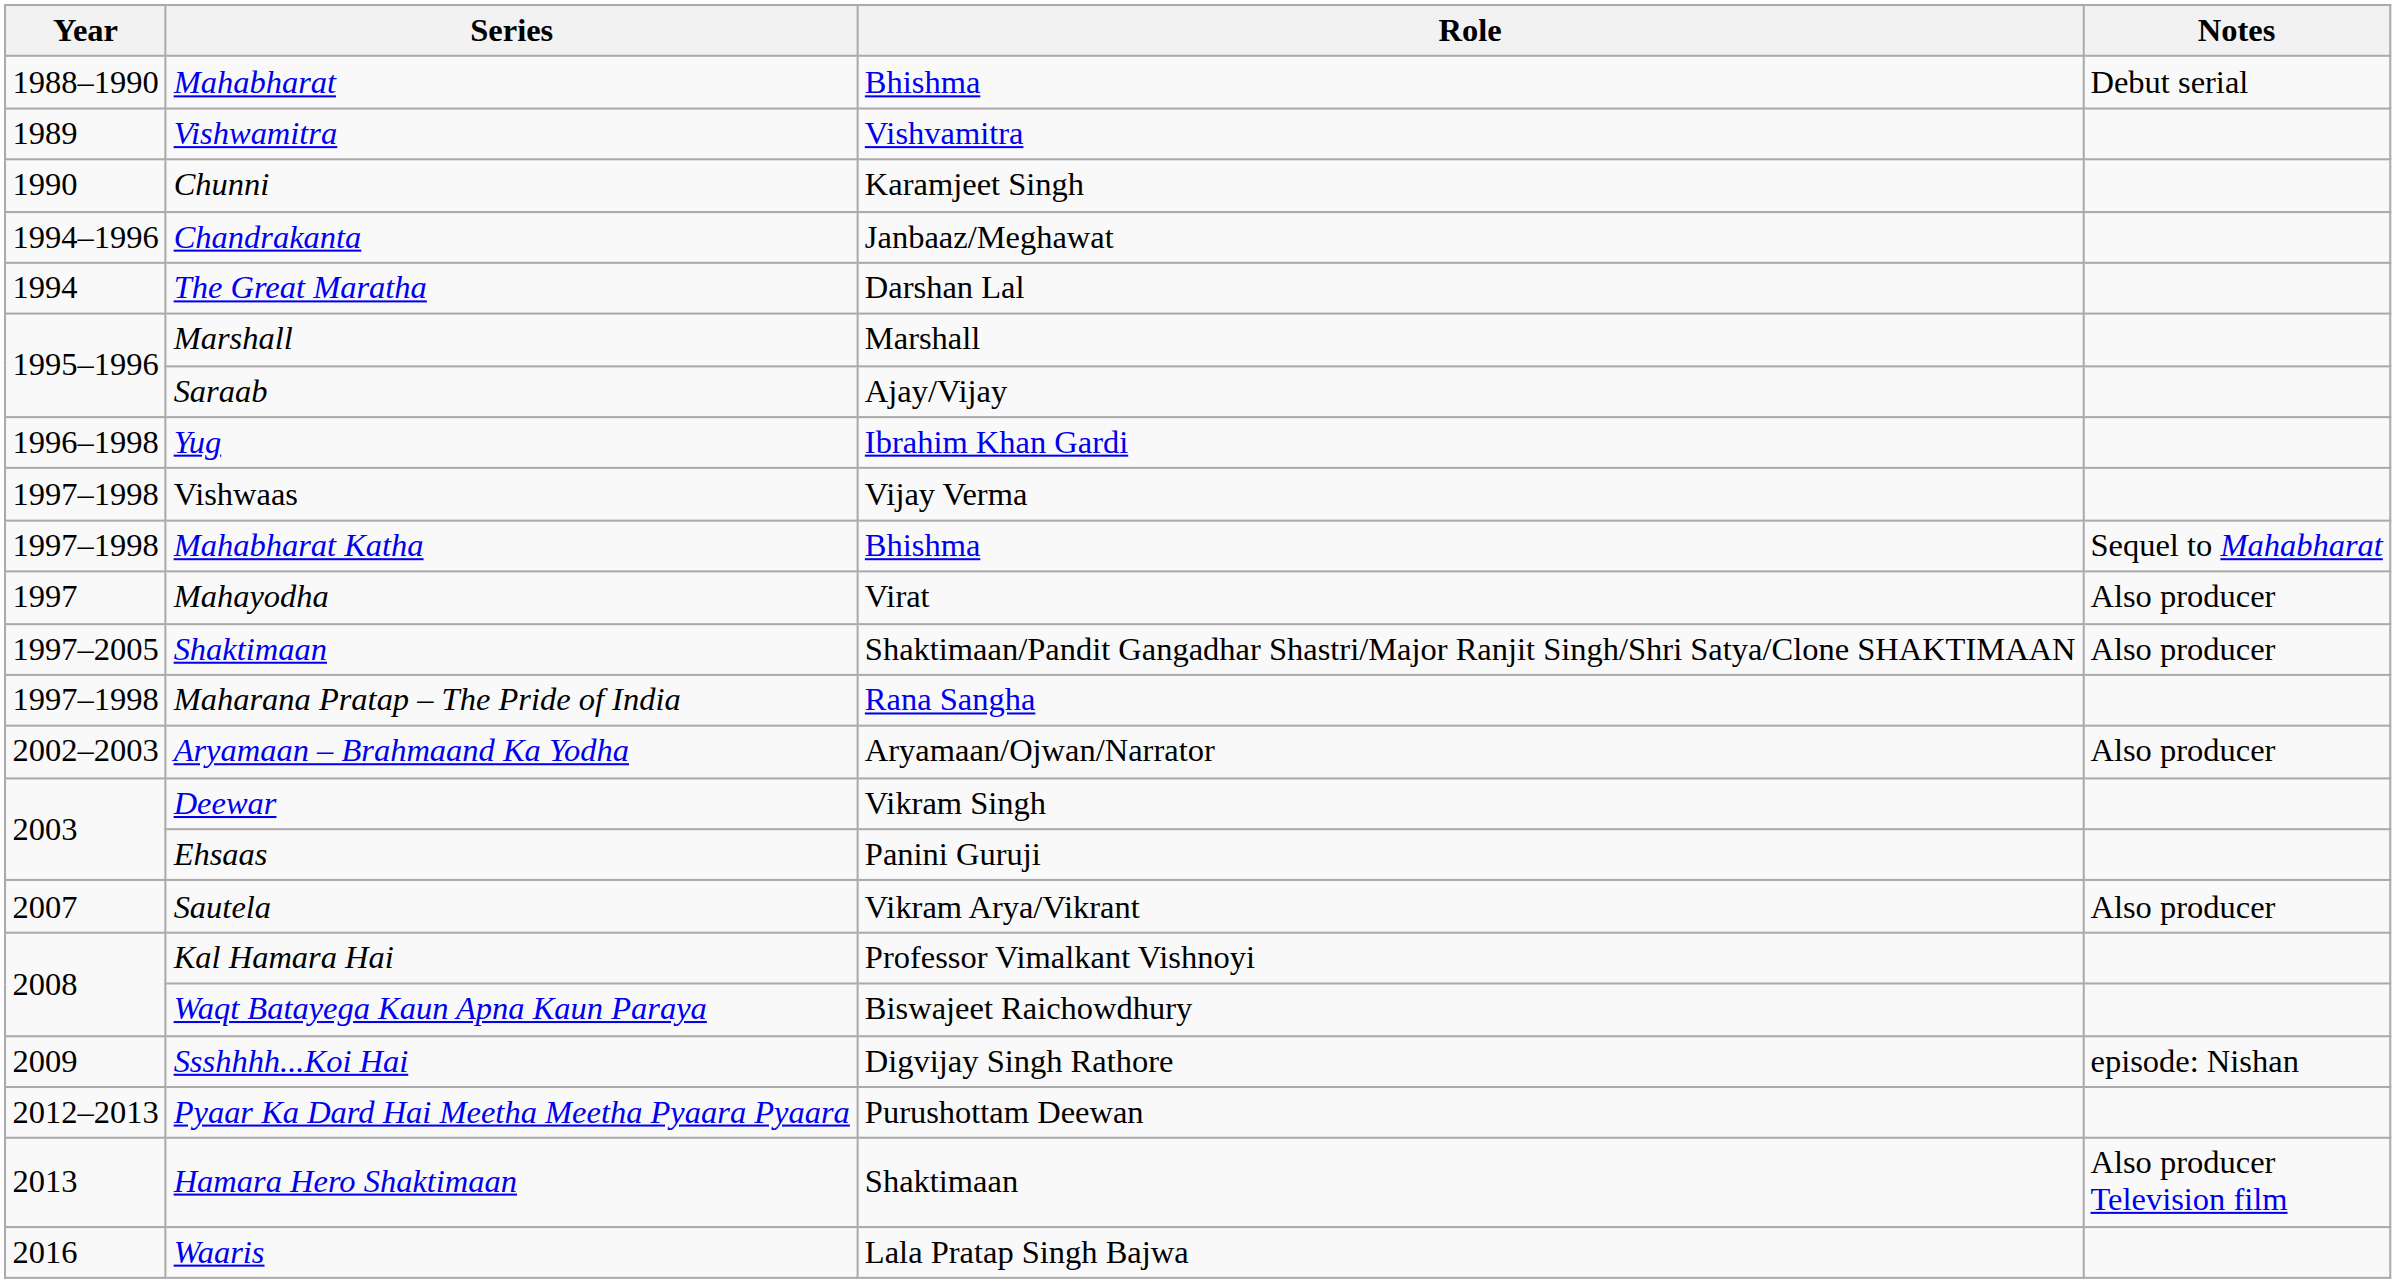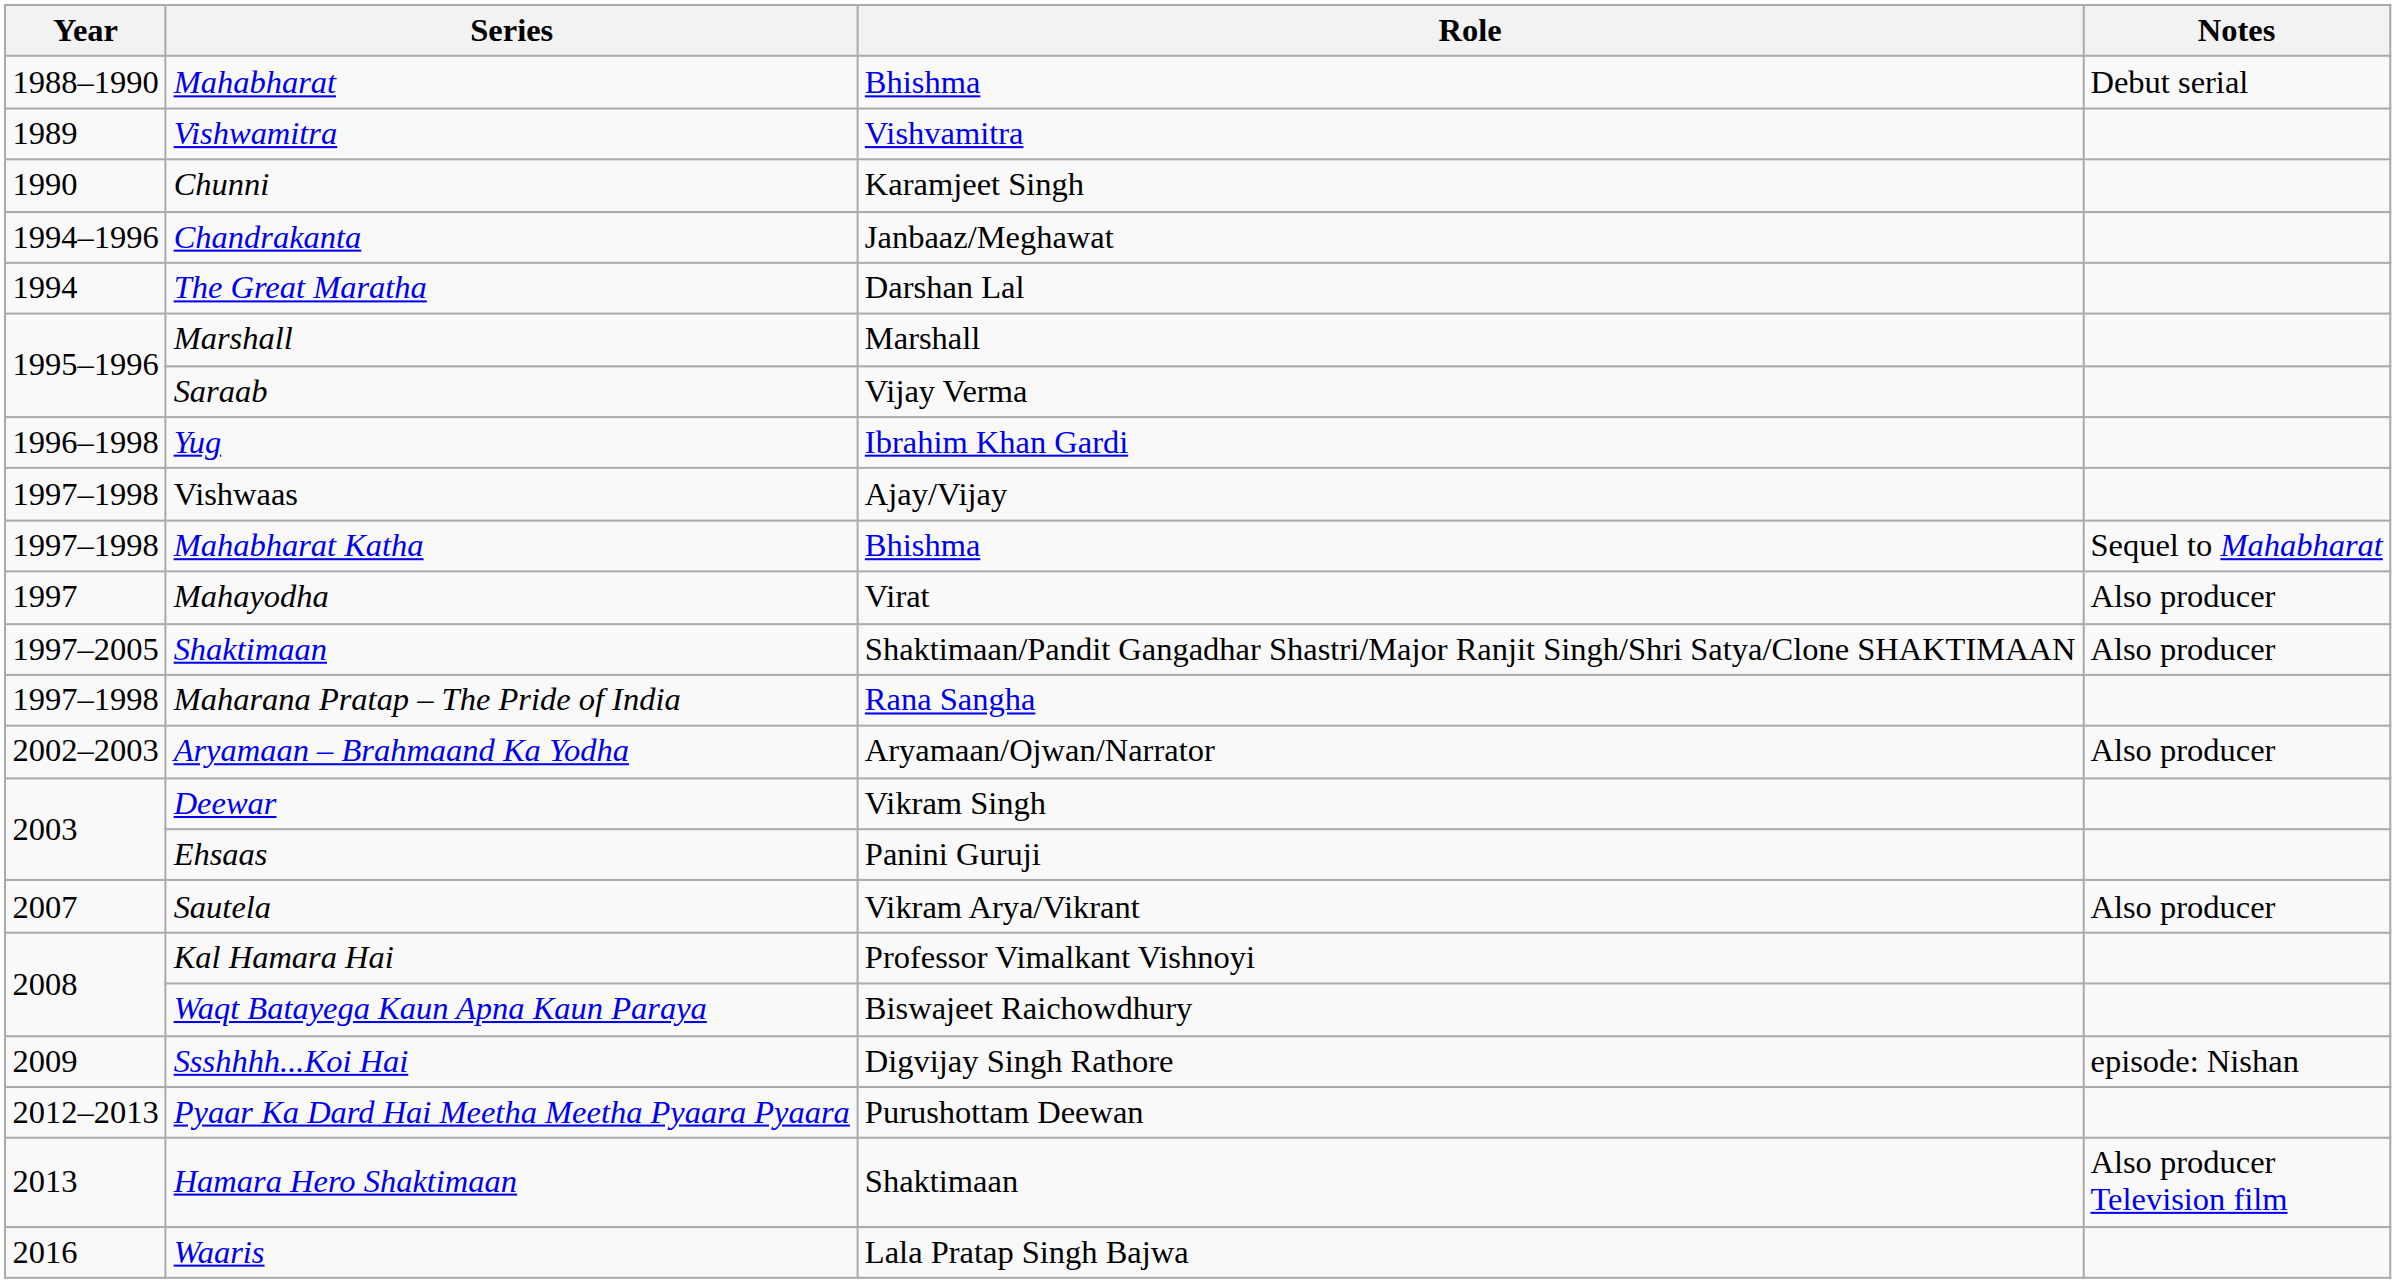(936, 390) Ajay/Vijay -> (946, 390) Vijay Verma
(946, 493) Vijay Verma -> (936, 493) Ajay/Vijay
